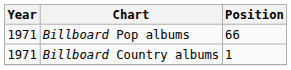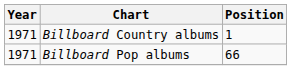rows swapped: (131, 54) <-> (116, 34)
